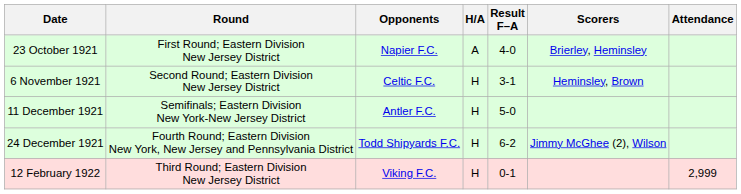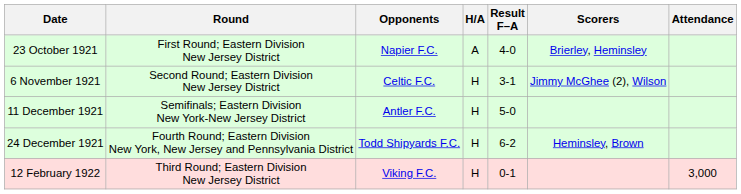(598, 81) Heminsley, Brown -> (598, 81) Jimmy McGhee (2), Wilson
(598, 143) Jimmy McGhee (2), Wilson -> (598, 143) Heminsley, Brown
(703, 173) 2,999 -> (703, 173) 3,000
